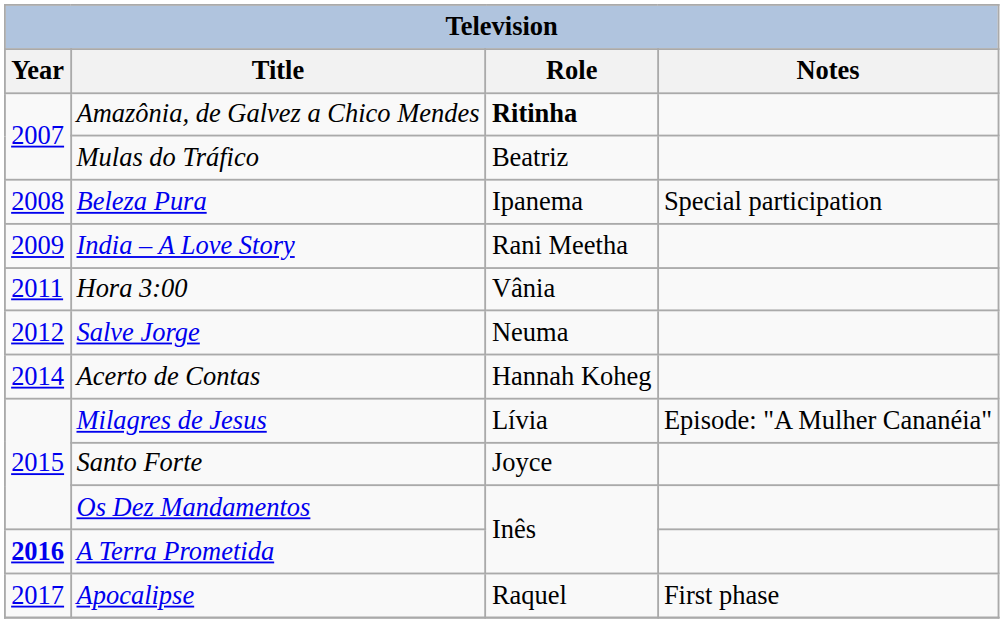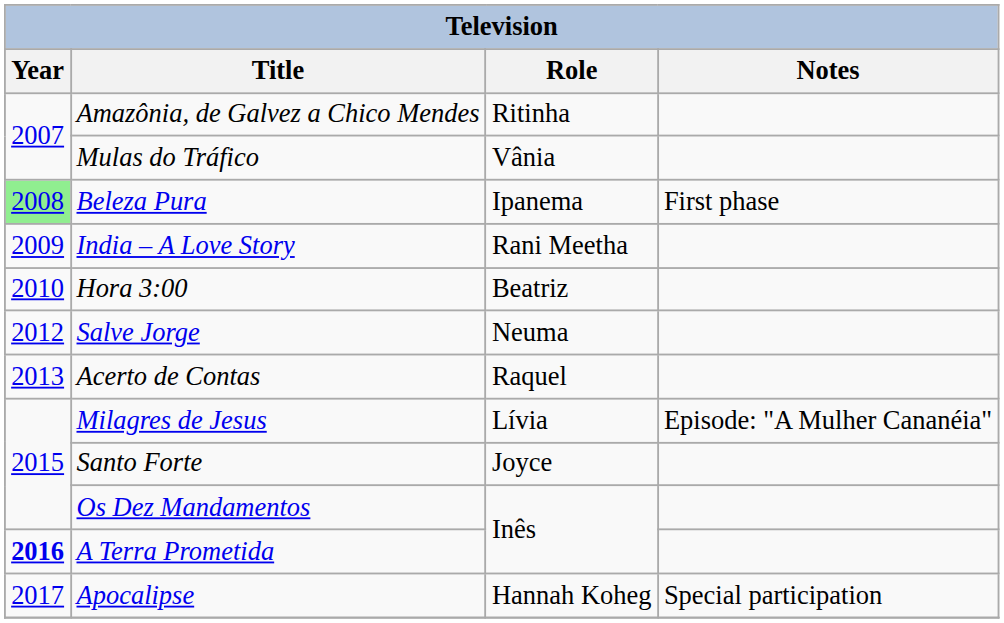(535, 114) bold -> (531, 114) normal
(530, 157) Beatriz -> (524, 157) Vânia
(38, 201) no background -> (38, 201) lightgreen background
(773, 201) Special participation -> (722, 201) First phase
(37, 288) 2011 -> (38, 288) 2010
(524, 288) Vânia -> (530, 288) Beatriz
(38, 376) 2014 -> (38, 376) 2013
(572, 376) Hannah Koheg -> (529, 376) Raquel
(529, 594) Raquel -> (572, 594) Hannah Koheg
(722, 594) First phase -> (773, 594) Special participation
